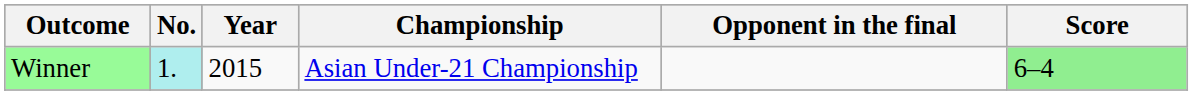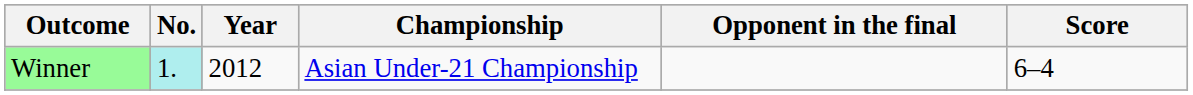(235, 68) 2015 -> (235, 68) 2012
(1034, 68) lightgreen background -> (1034, 68) no background
